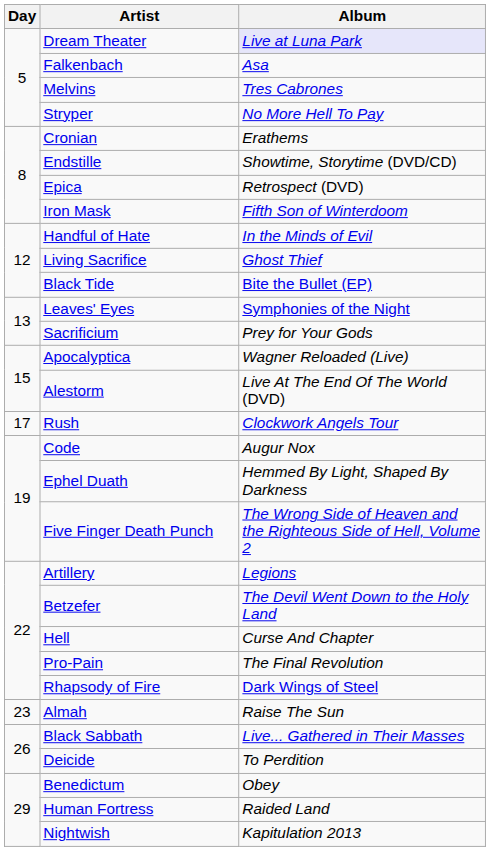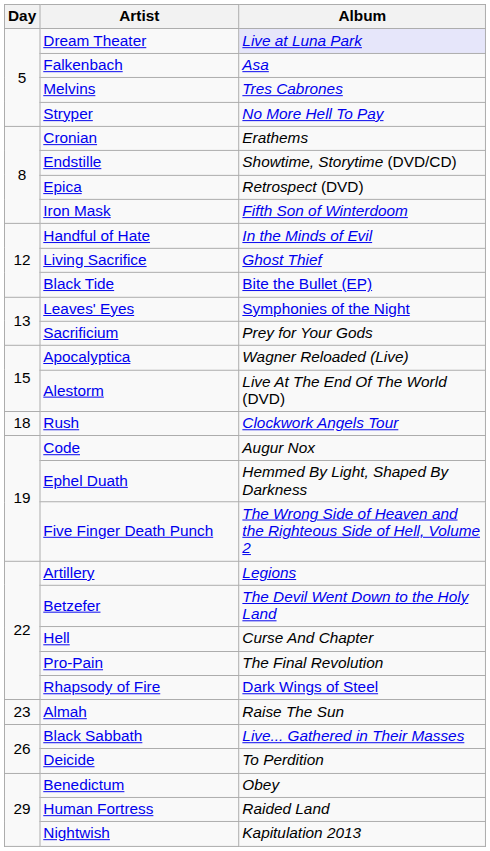(22, 423) 17 -> (22, 423) 18
